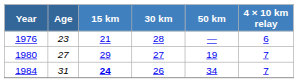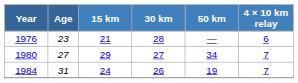(212, 55) 19 -> (212, 55) 34
(105, 70) bold -> (105, 70) normal
(212, 70) 34 -> (212, 70) 19
